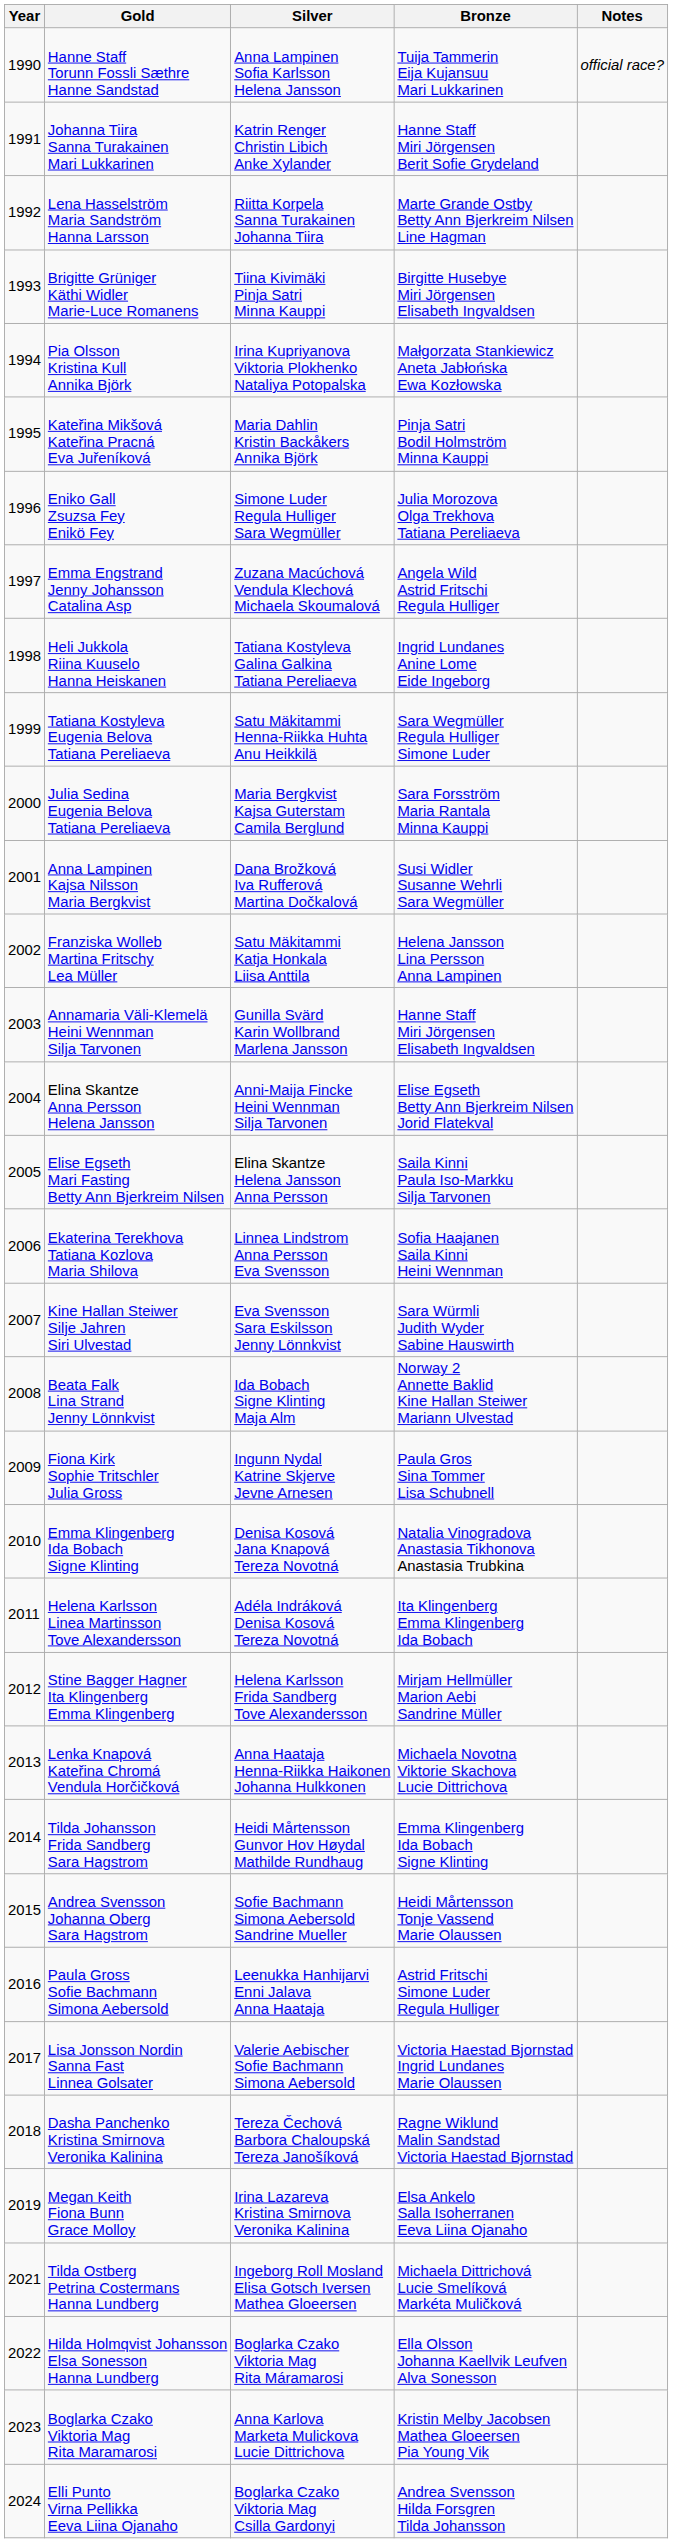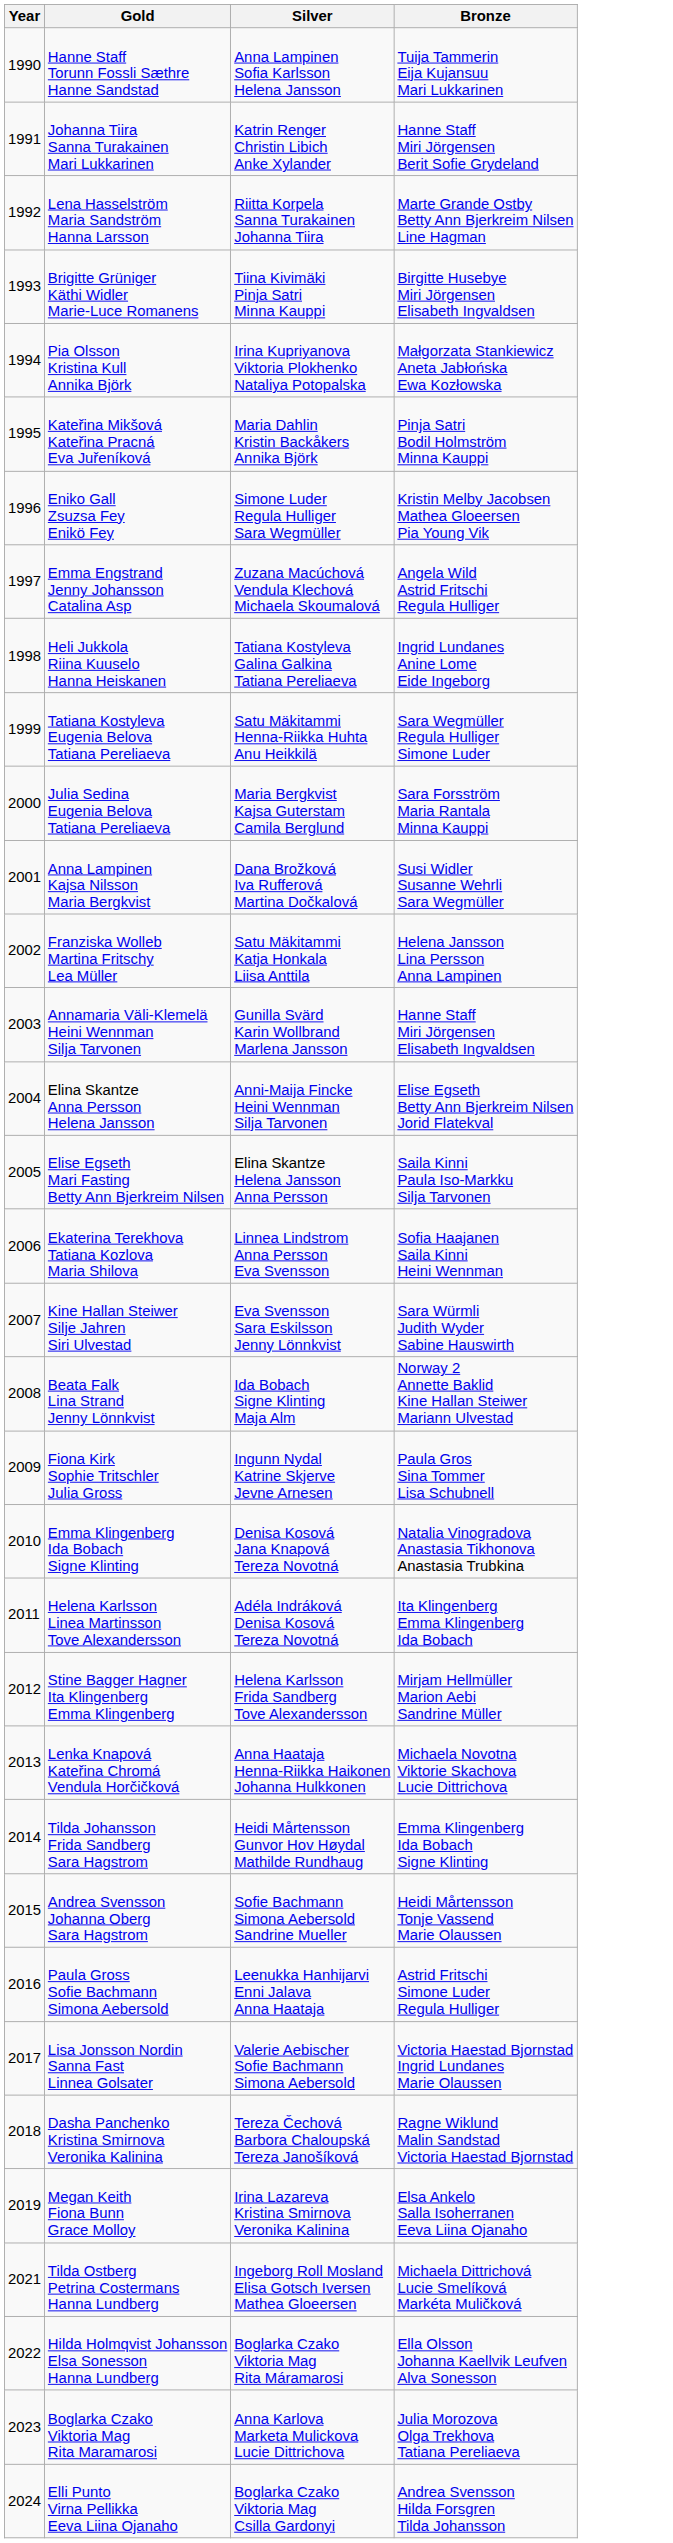- column: (622, 16)
(459, 516) Julia Morozova Olga Trekhova Tatiana Pereliaeva -> (474, 516) Kristin Melby Jacobsen Mathea Gloeersen Pia Young Vik
(474, 2435) Kristin Melby Jacobsen Mathea Gloeersen Pia Young Vik -> (459, 2435) Julia Morozova Olga Trekhova Tatiana Pereliaeva
